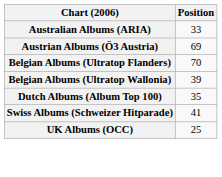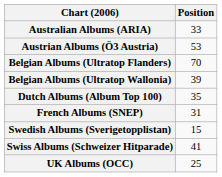(196, 46) 69 -> (196, 46) 53
+ row: (90, 113)
+ row: (90, 130)
